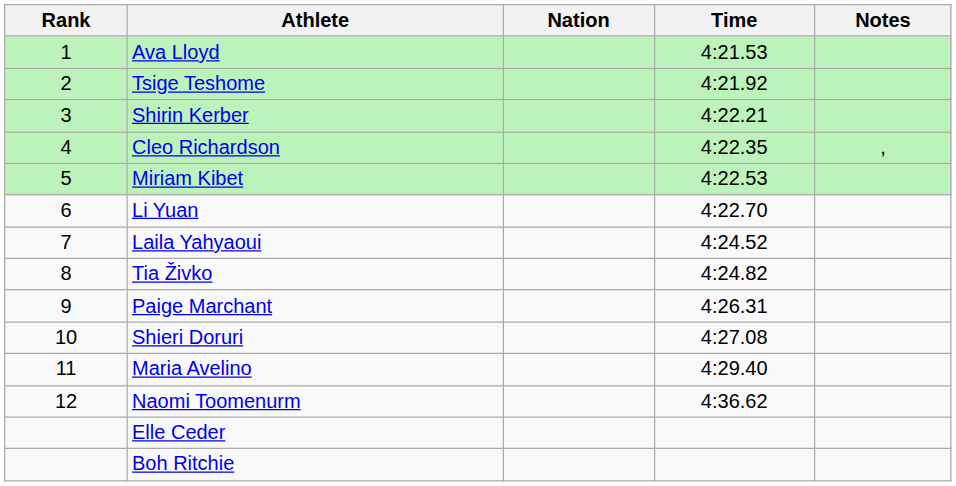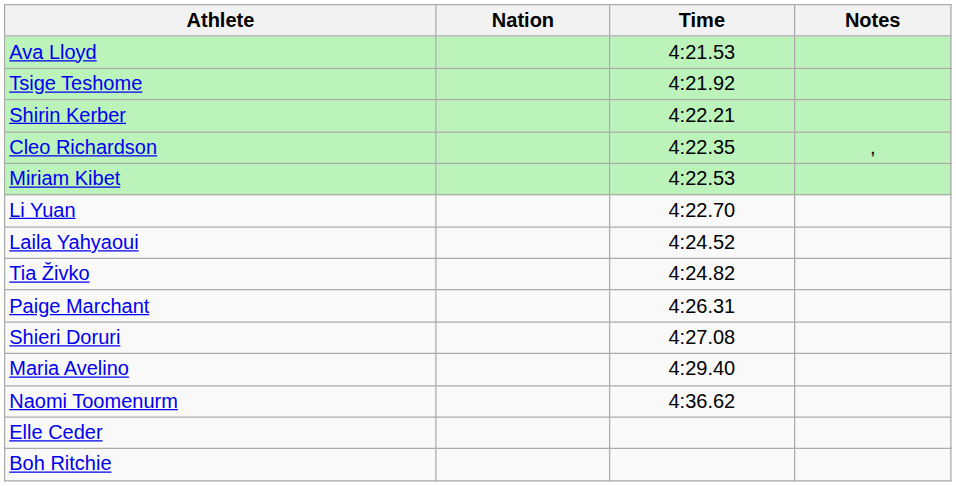- column: (66, 20)
